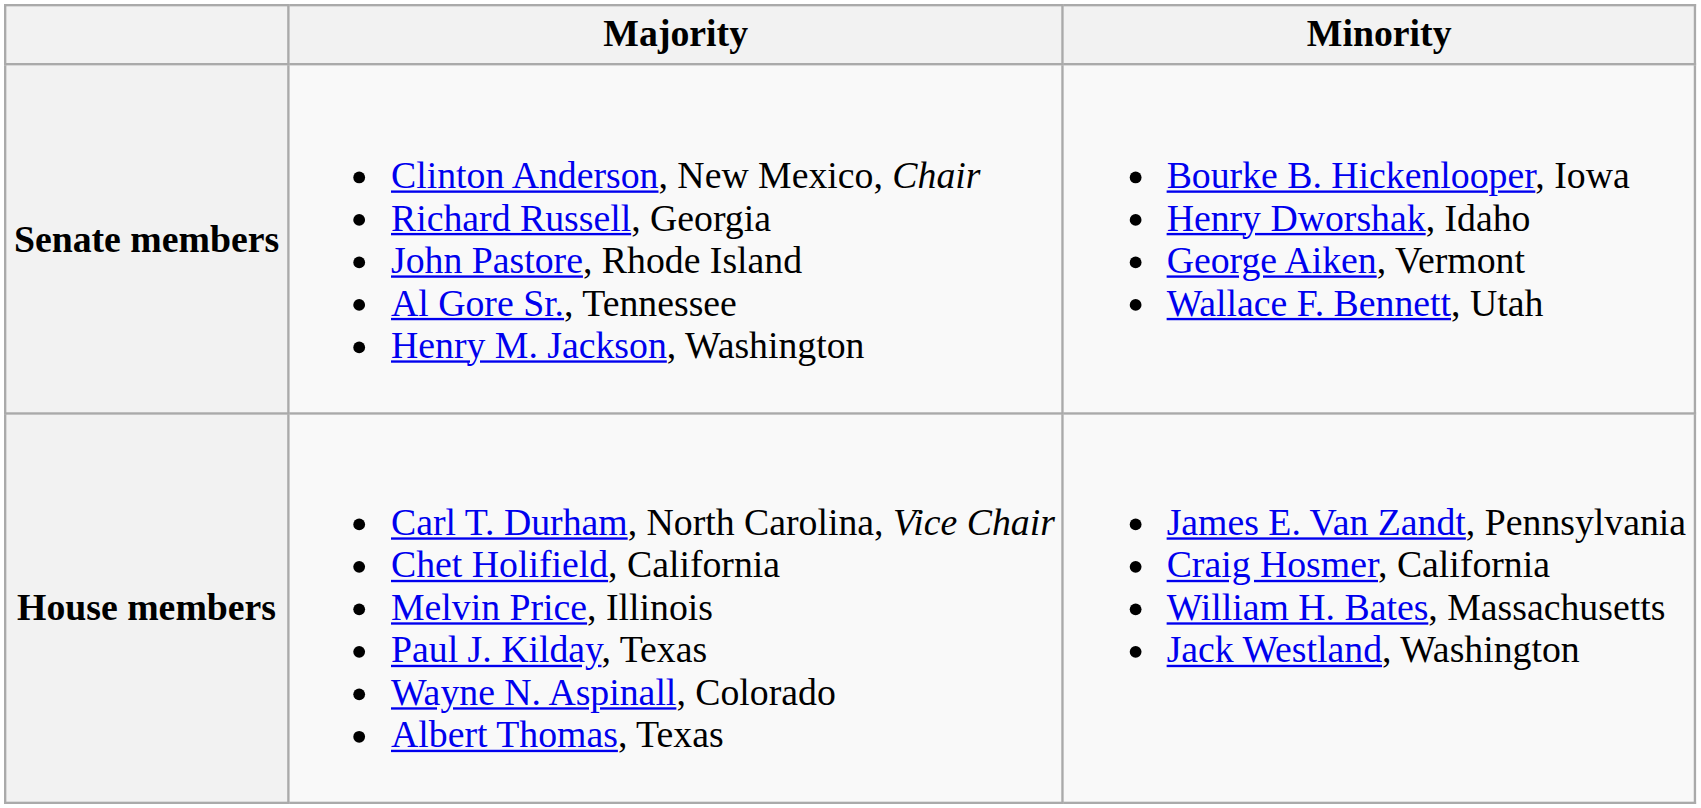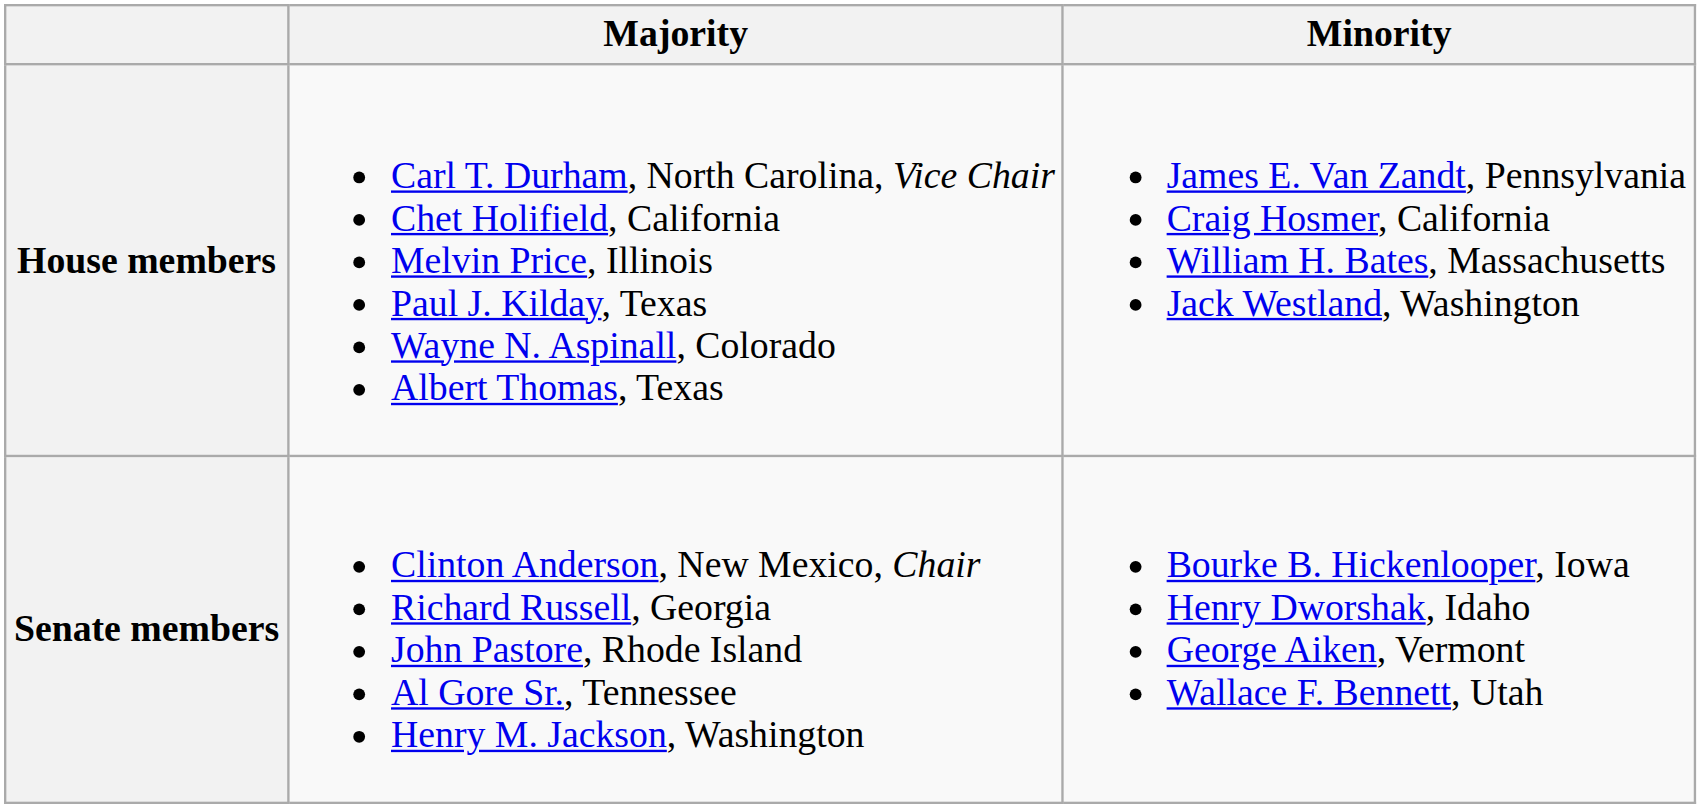rows swapped: (147, 238) <-> (147, 607)
